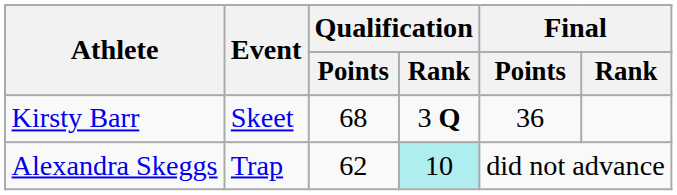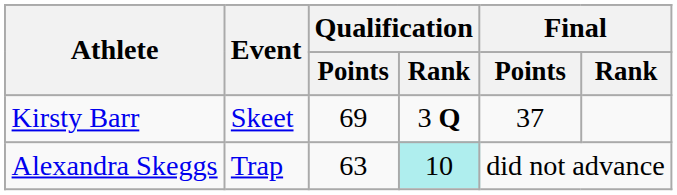(353, 118) 68 -> (353, 118) 69
(530, 118) 36 -> (530, 118) 37
(353, 165) 62 -> (353, 165) 63
